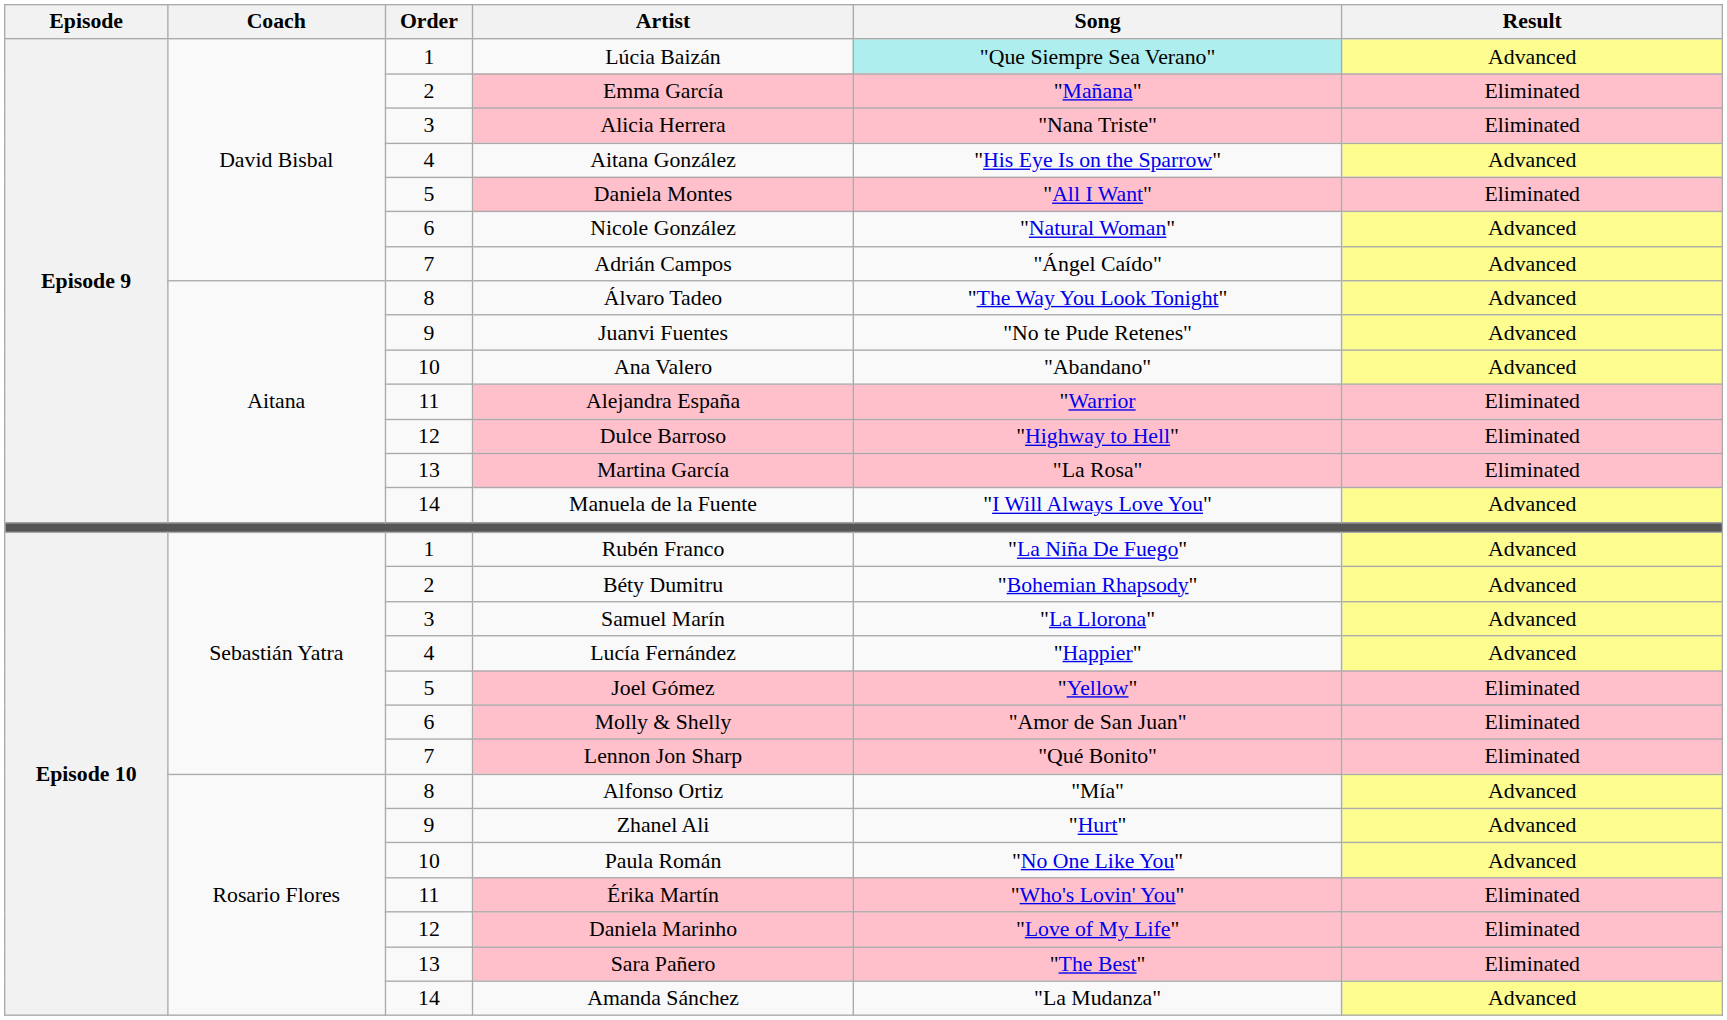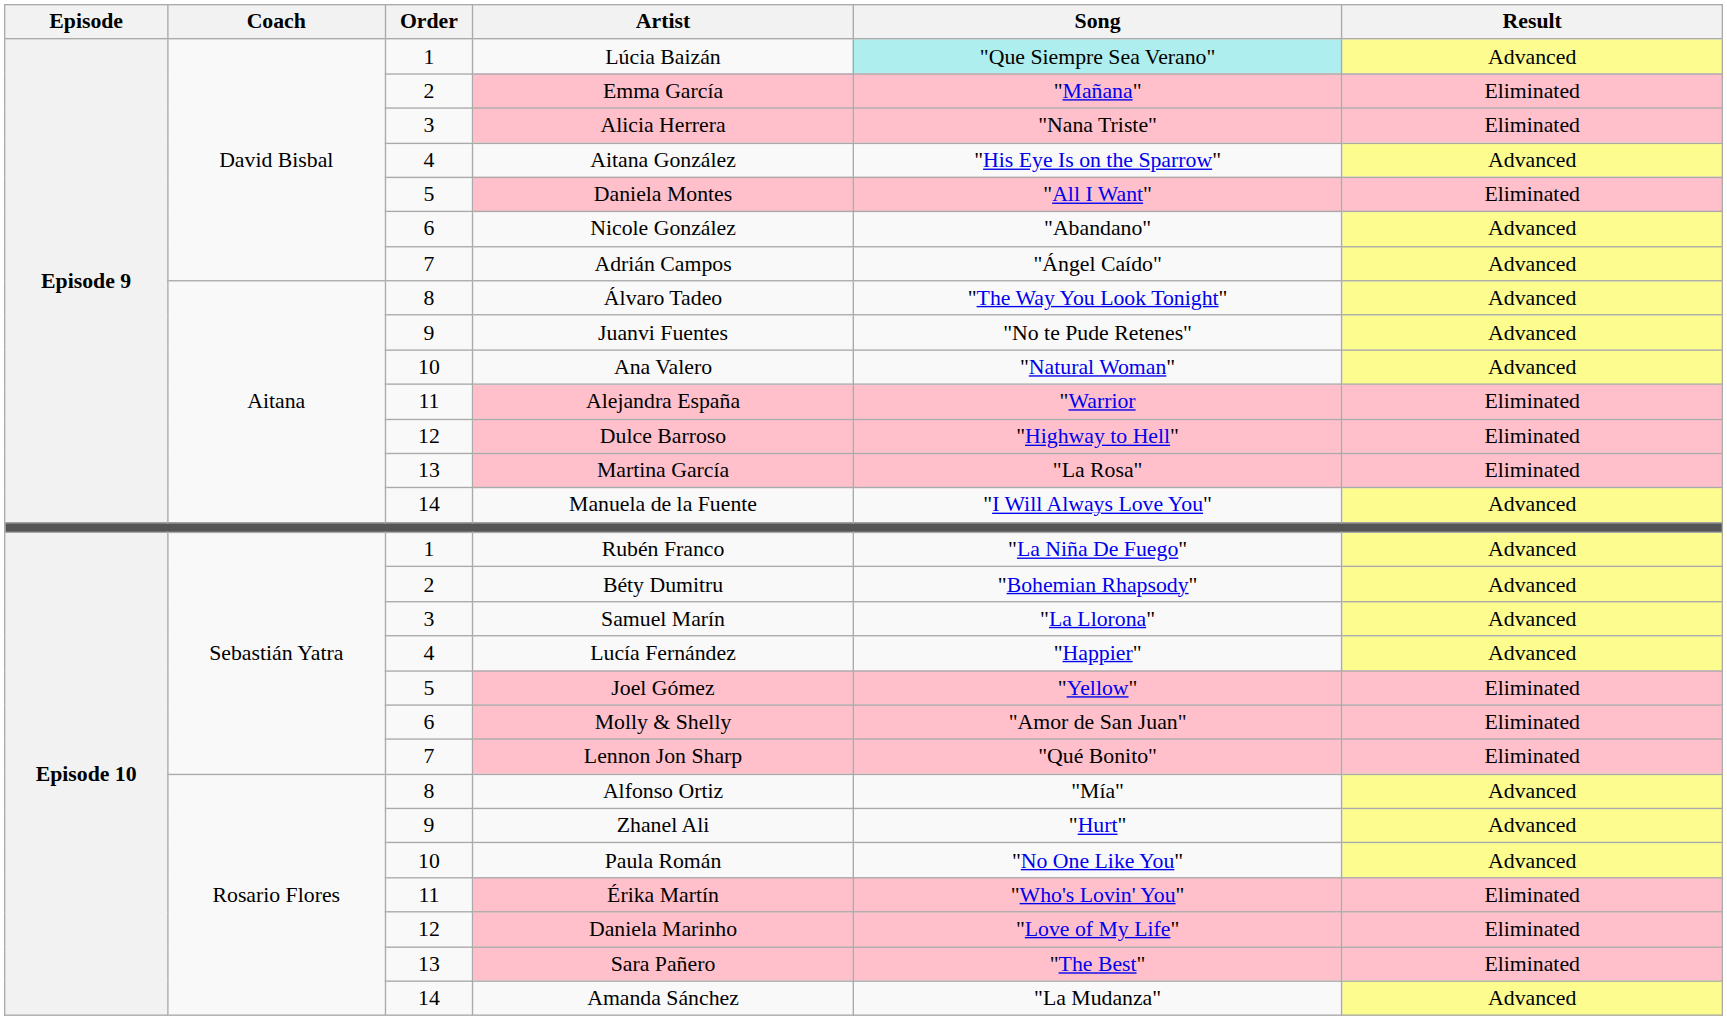(1098, 228) "Natural Woman" -> (1098, 228) "Abandano"
(1098, 366) "Abandano" -> (1098, 366) "Natural Woman"
